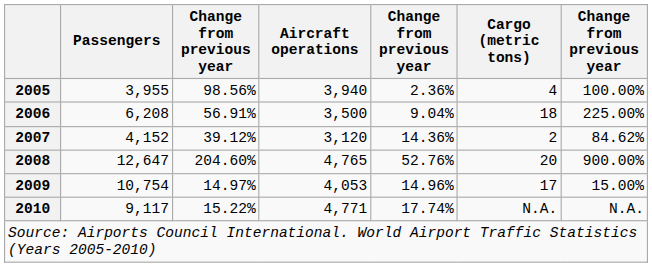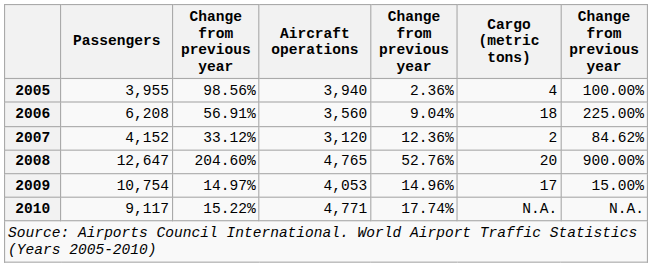(345, 114) 3,500 -> (345, 114) 3,560
(229, 138) 39.12% -> (229, 138) 33.12%
(428, 138) 14.36% -> (428, 138) 12.36%
